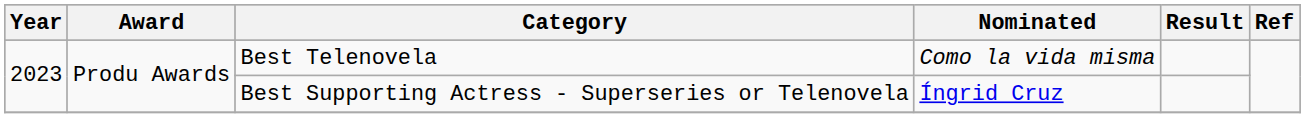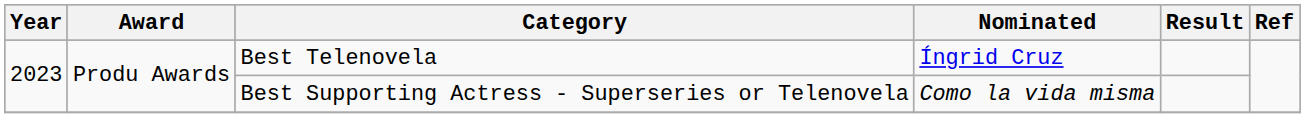(1037, 58) Como la vida misma -> (991, 58) Íngrid Cruz
(991, 94) Íngrid Cruz -> (1037, 94) Como la vida misma
